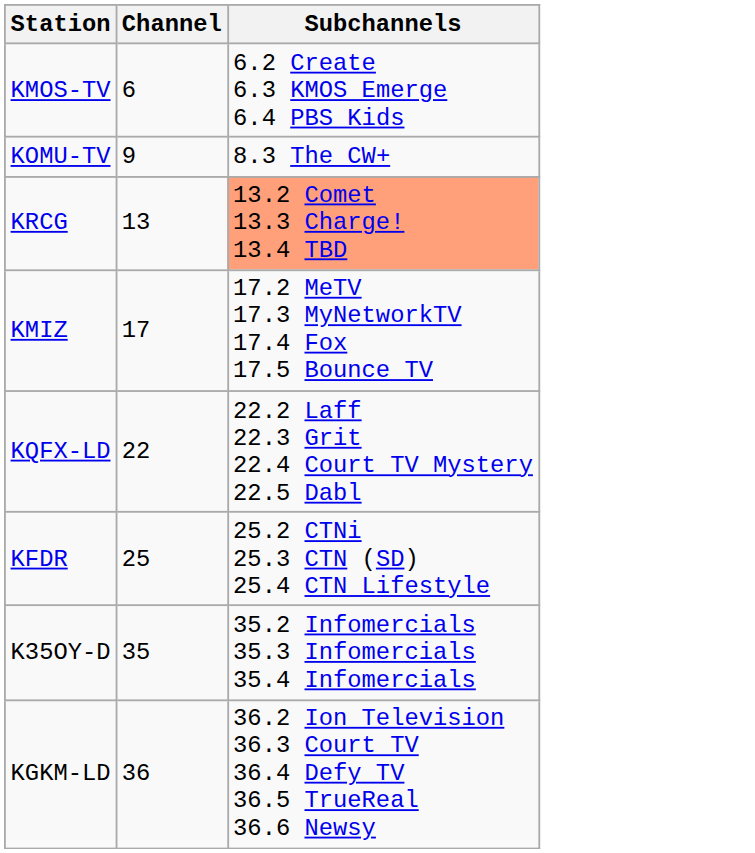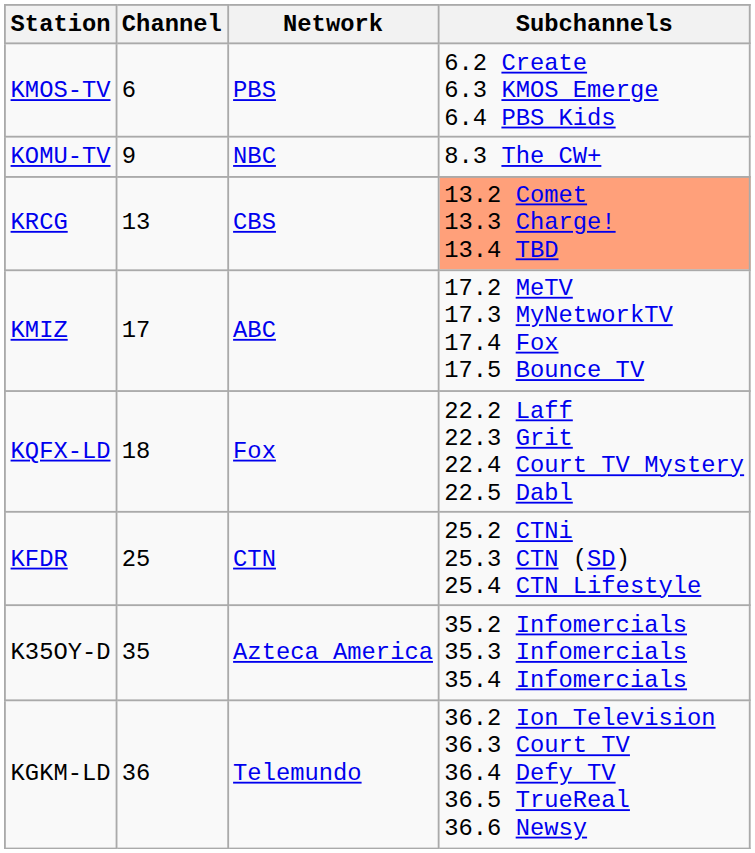+ column: (333, 24)
(136, 451) 22 -> (136, 451) 18
